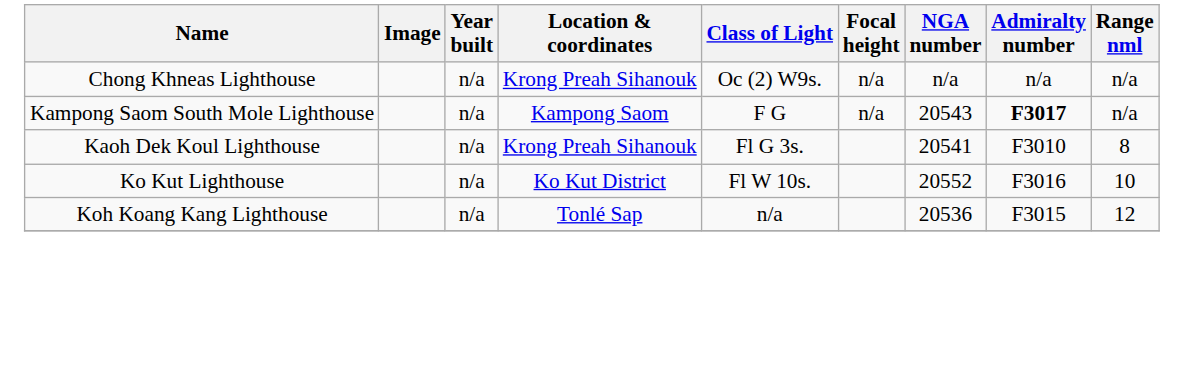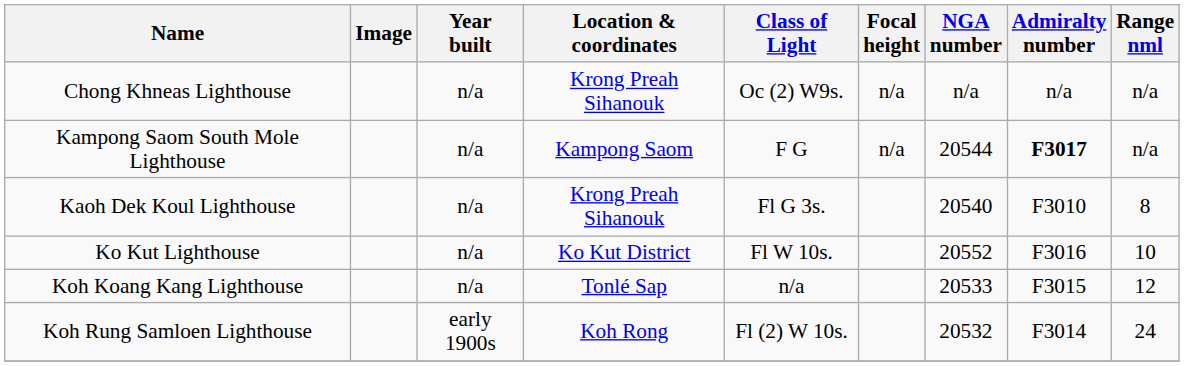(945, 112) 20543 -> (966, 148) 20544
(945, 146) 20541 -> (966, 206) 20540
(945, 214) 20536 -> (966, 285) 20533
+ row: (178, 331)
